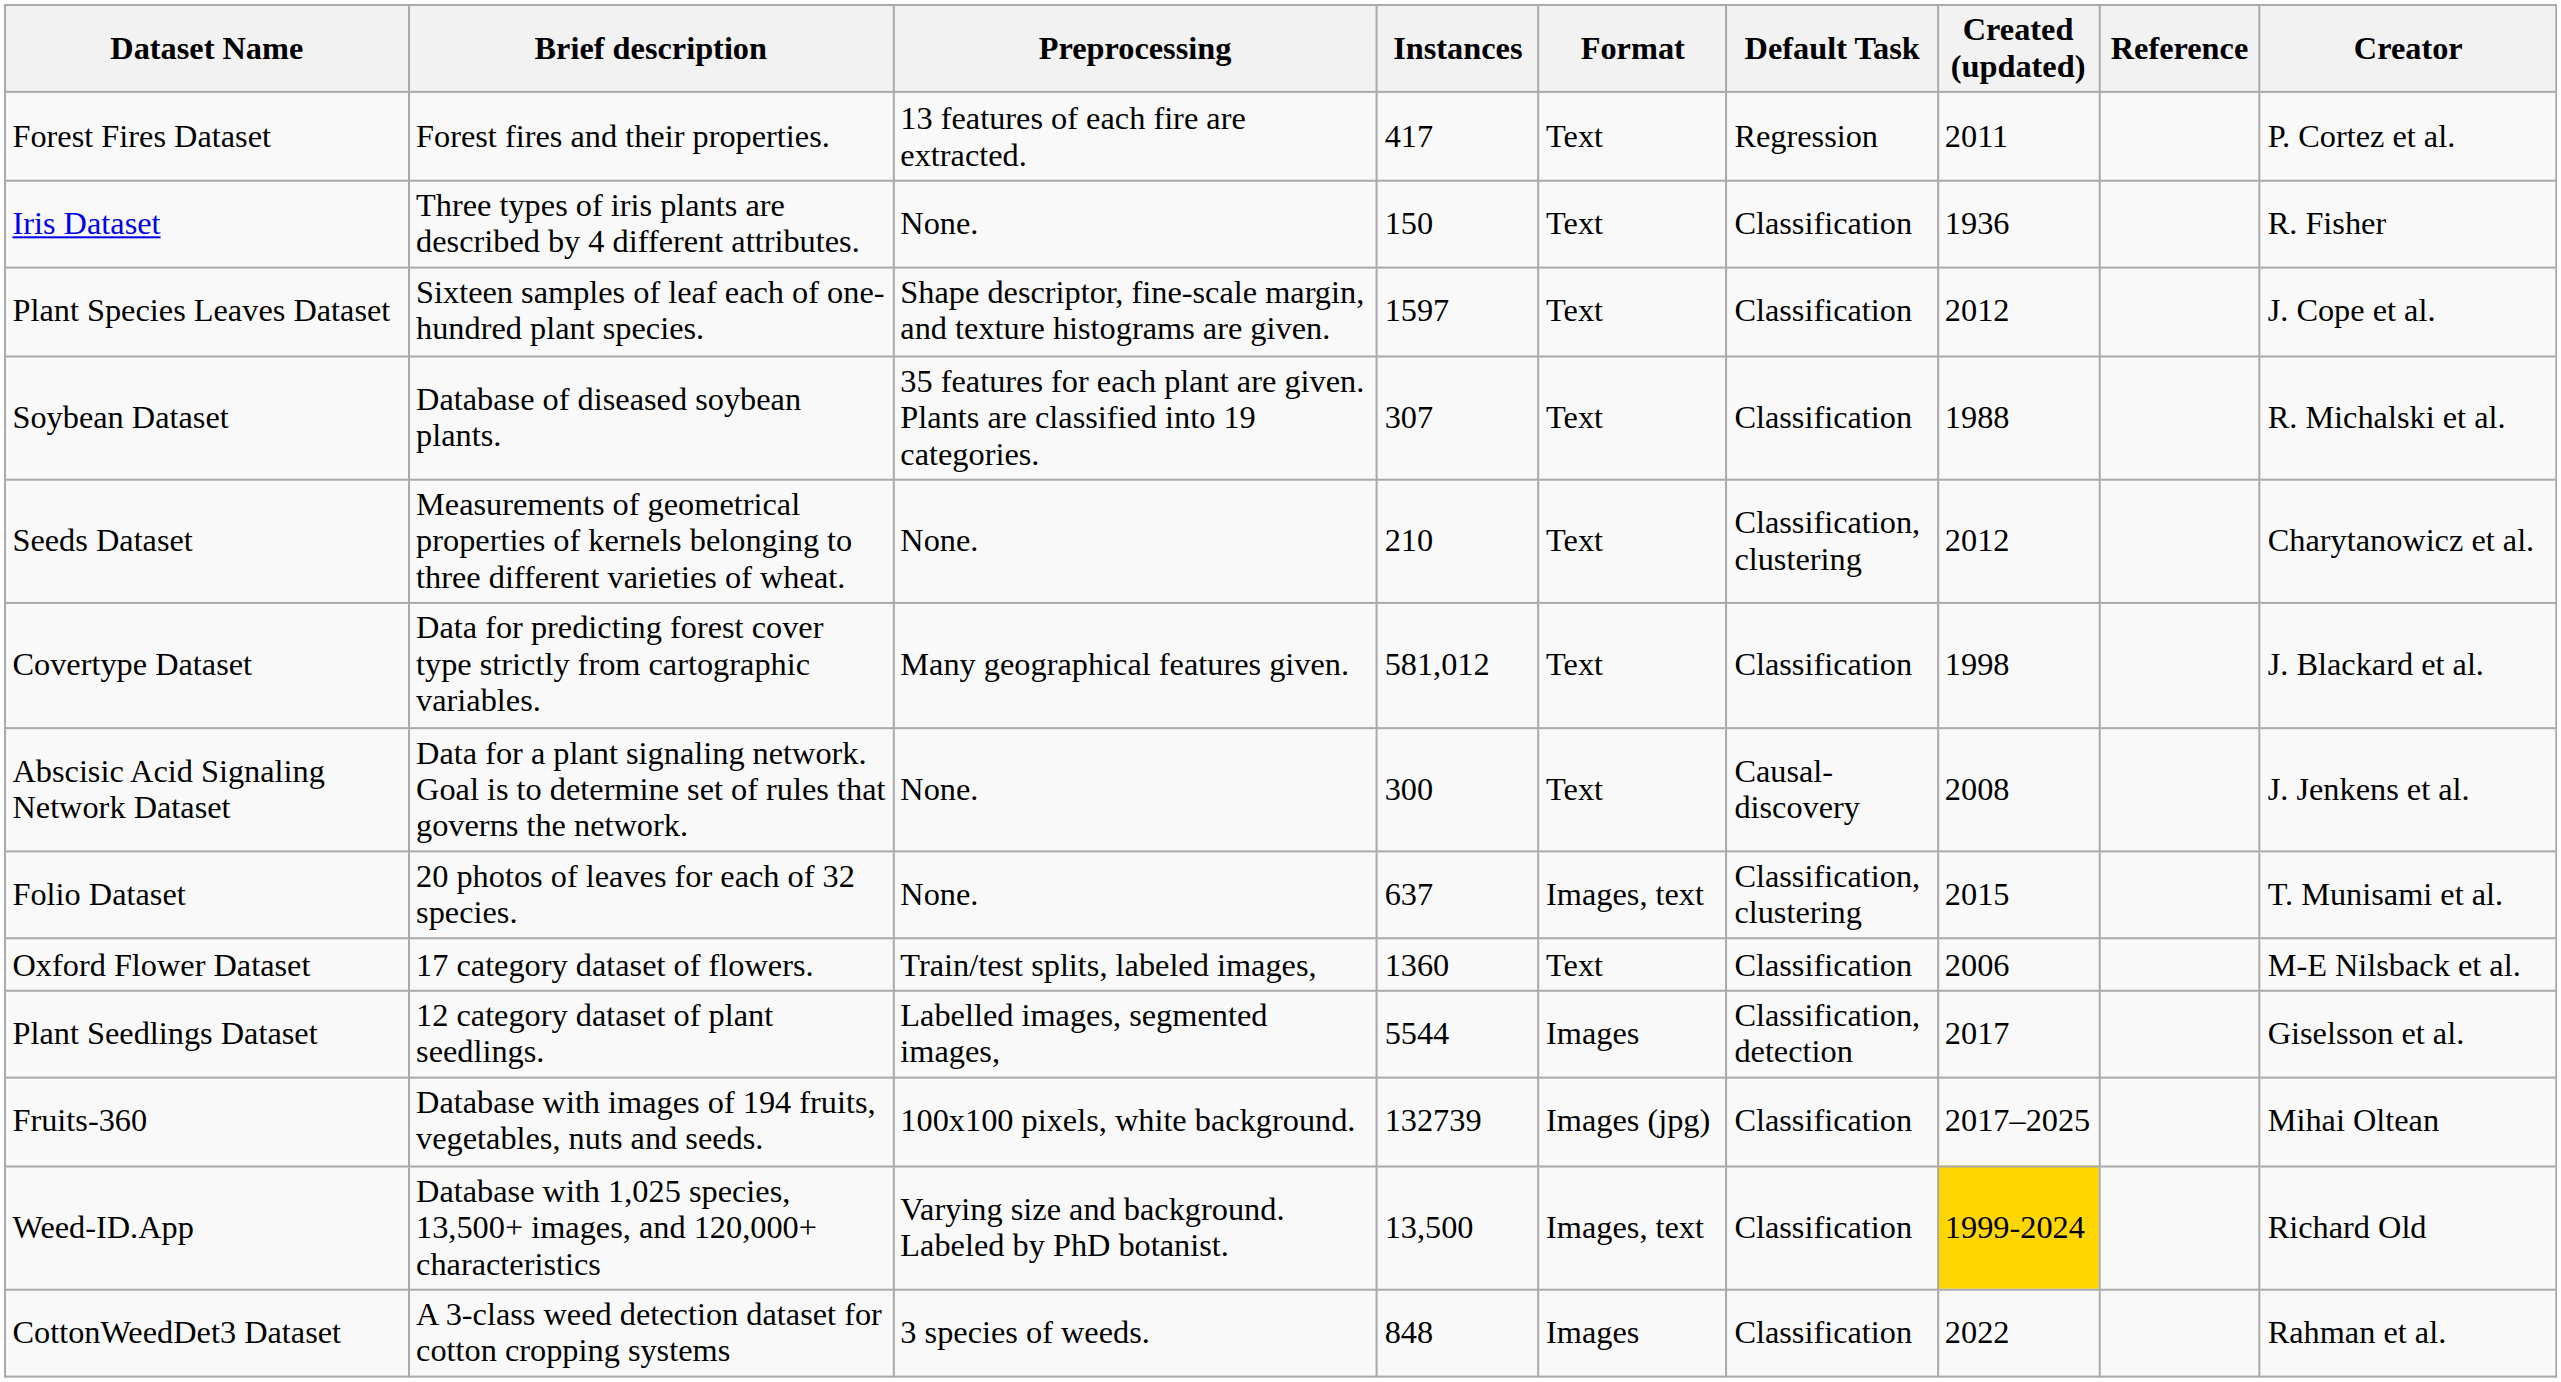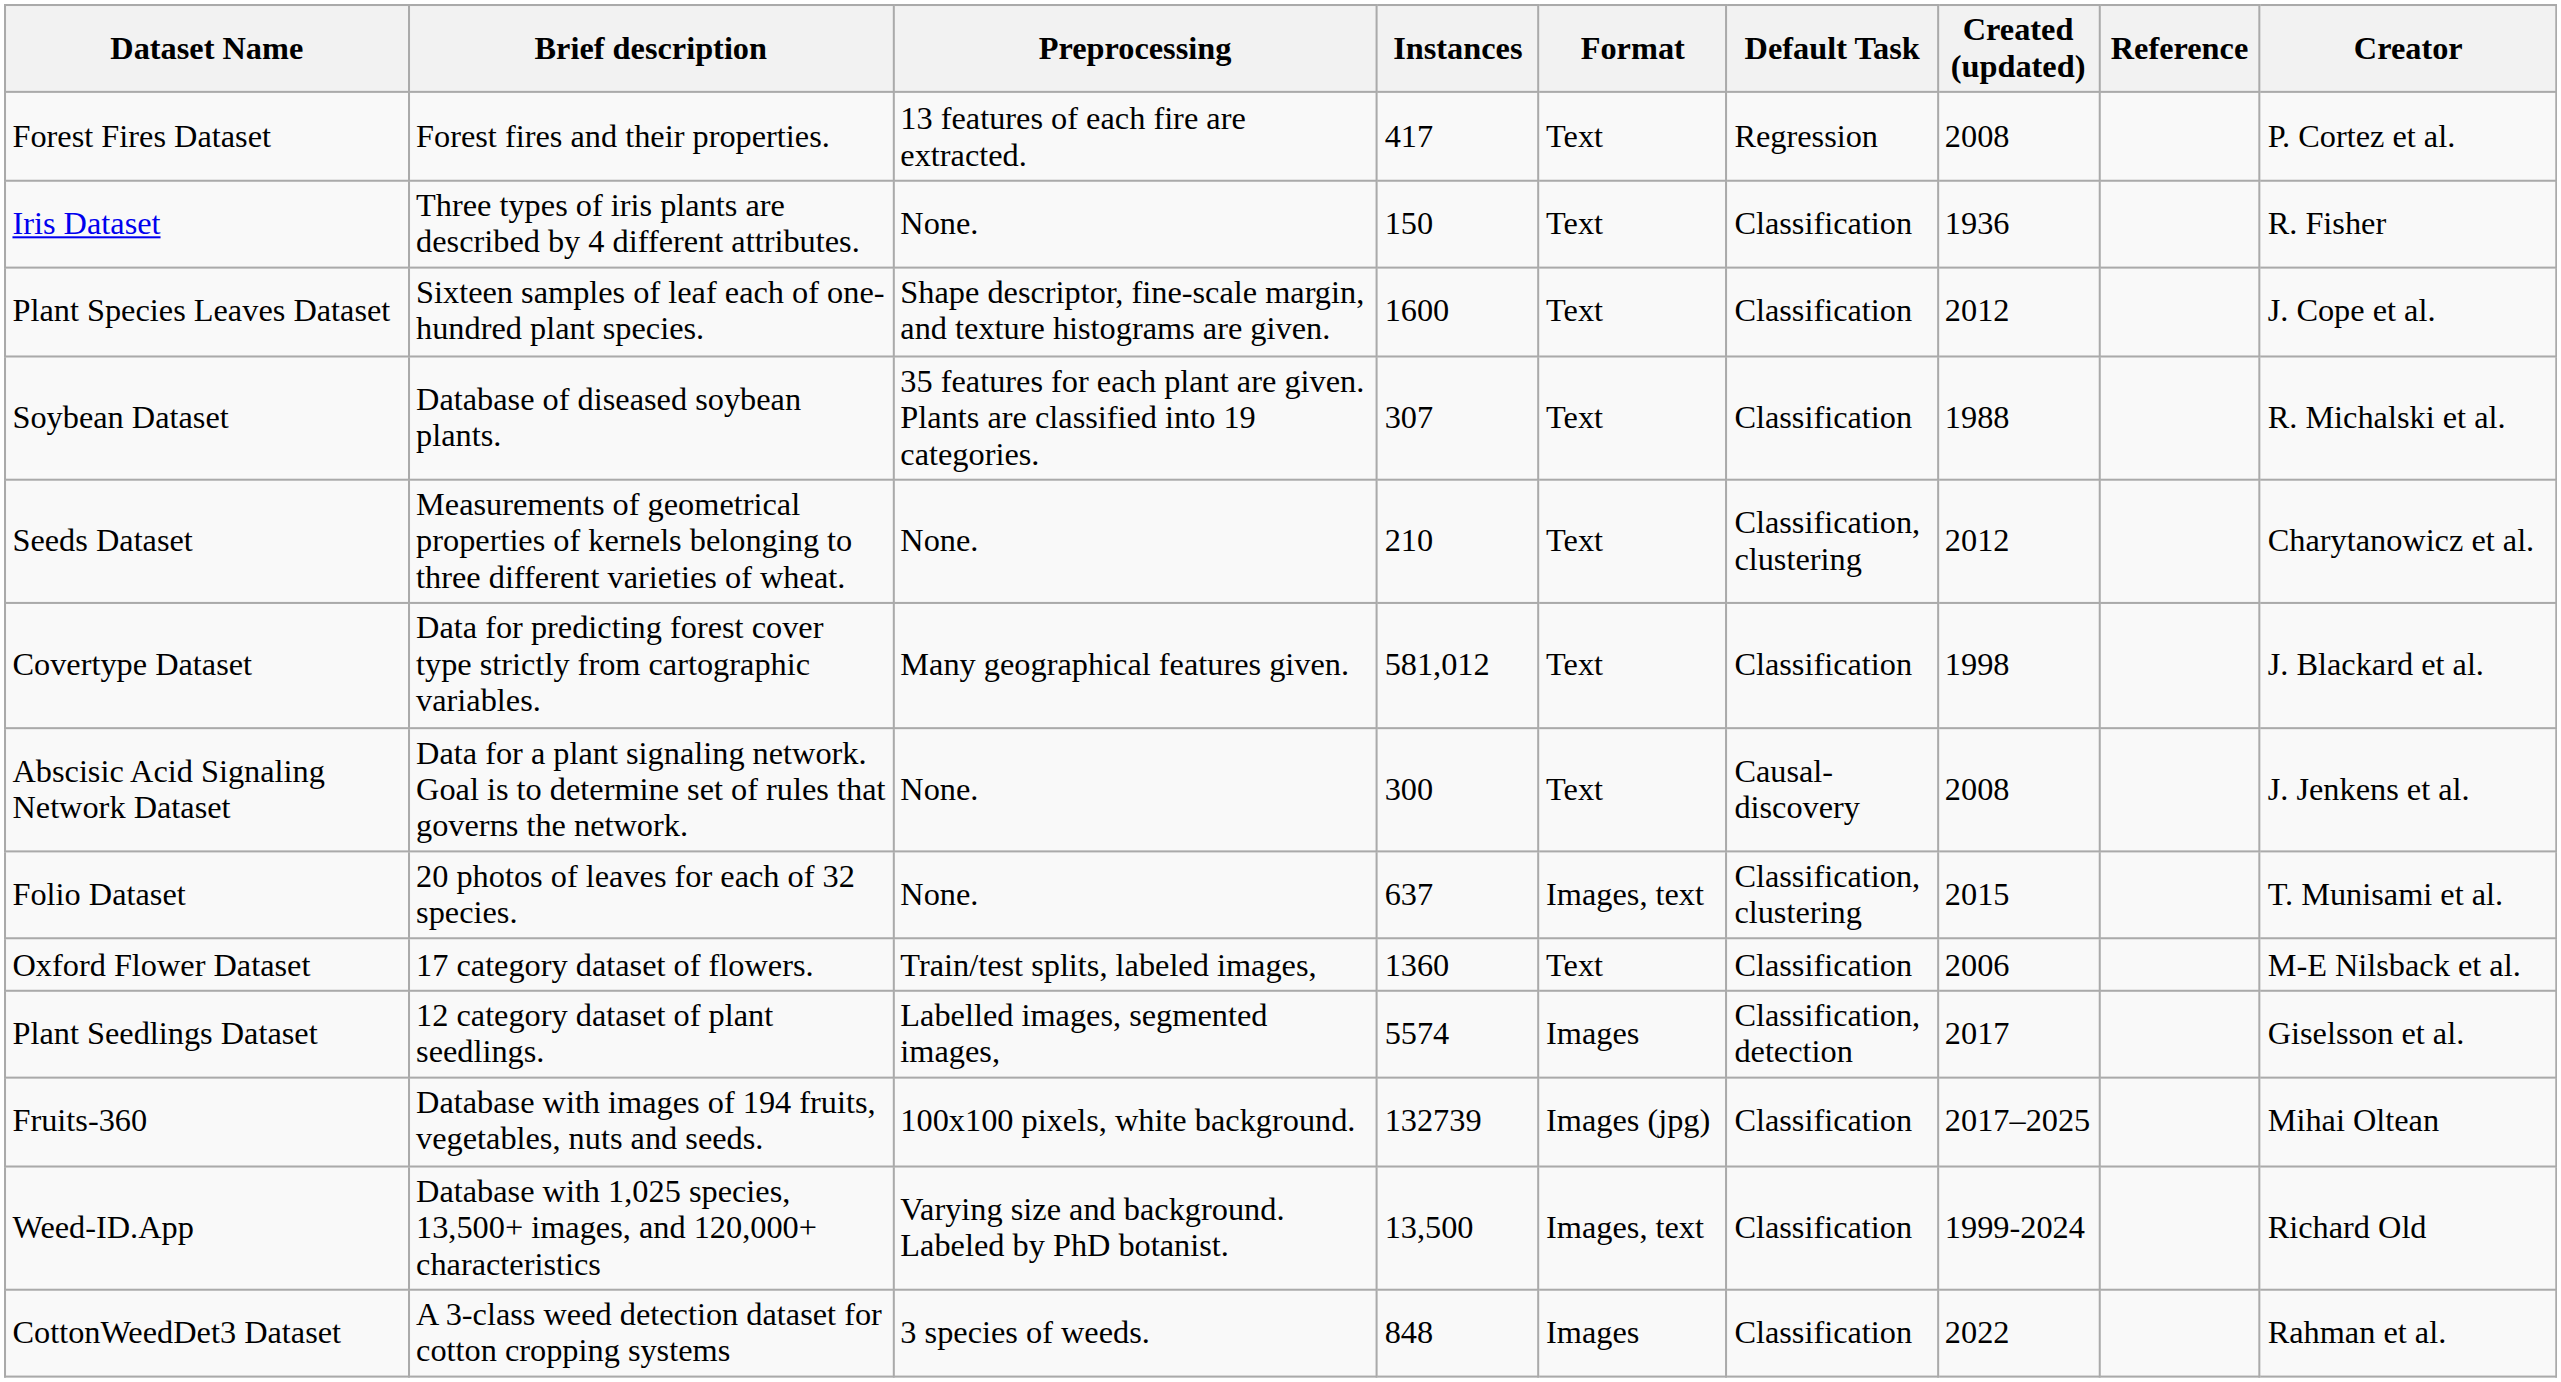(1977, 135) 2011 -> (1977, 135) 2008
(1417, 311) 1597 -> (1417, 311) 1600
(1417, 1033) 5544 -> (1417, 1033) 5574
(2015, 1226) gold background -> (2015, 1226) no background
